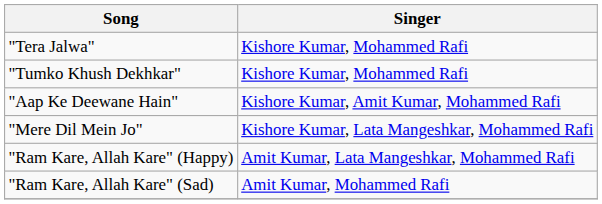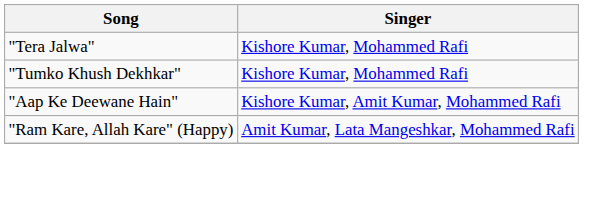- row: (76, 129)
- row: (111, 185)
